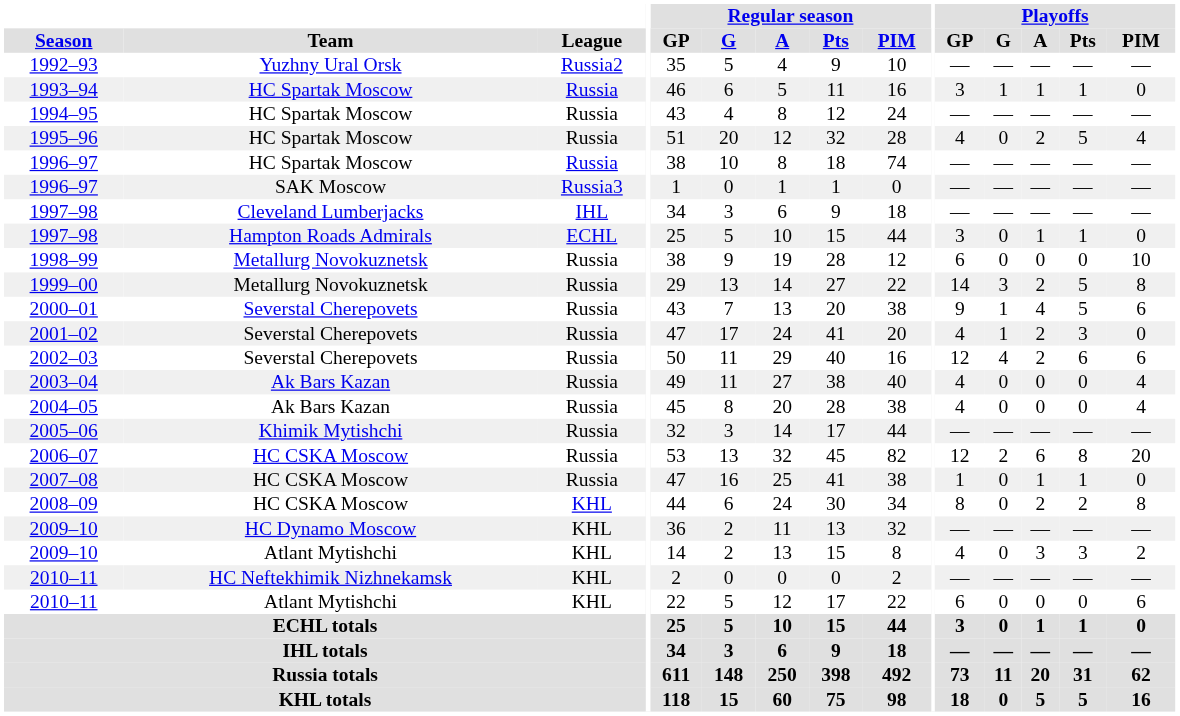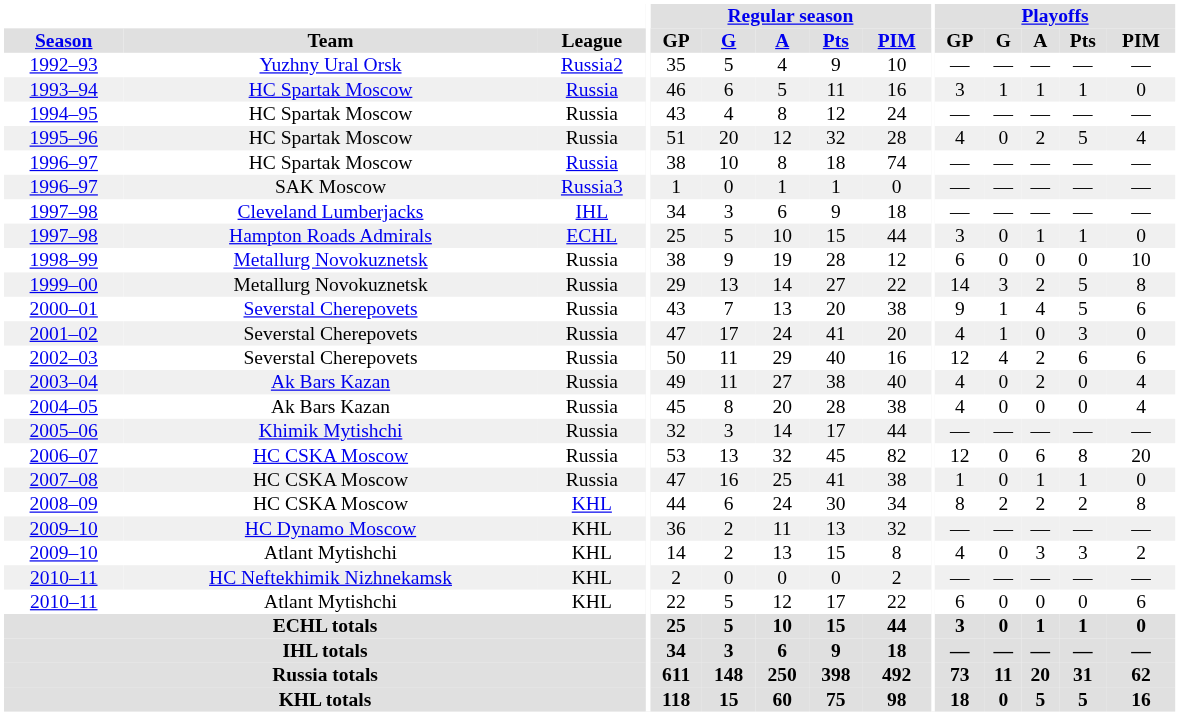(1040, 333) 2 -> (1040, 333) 0
(1040, 382) 0 -> (1040, 382) 2
(1003, 455) 2 -> (1003, 455) 0
(1003, 504) 0 -> (1003, 504) 2
